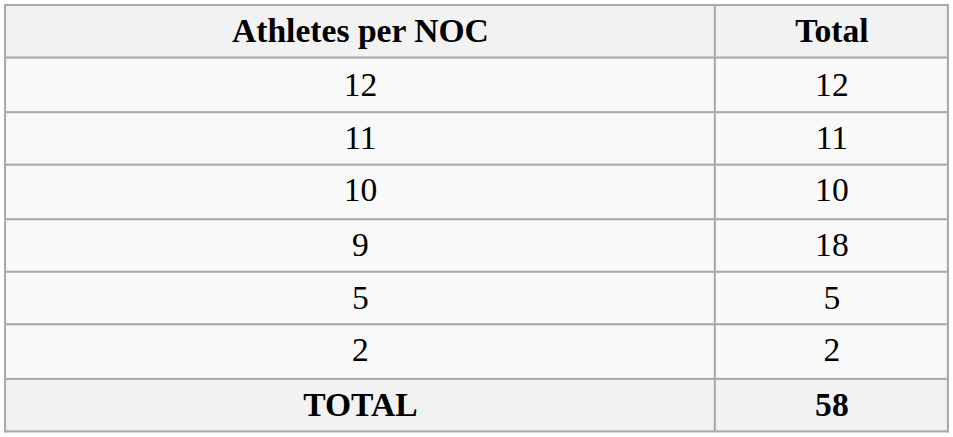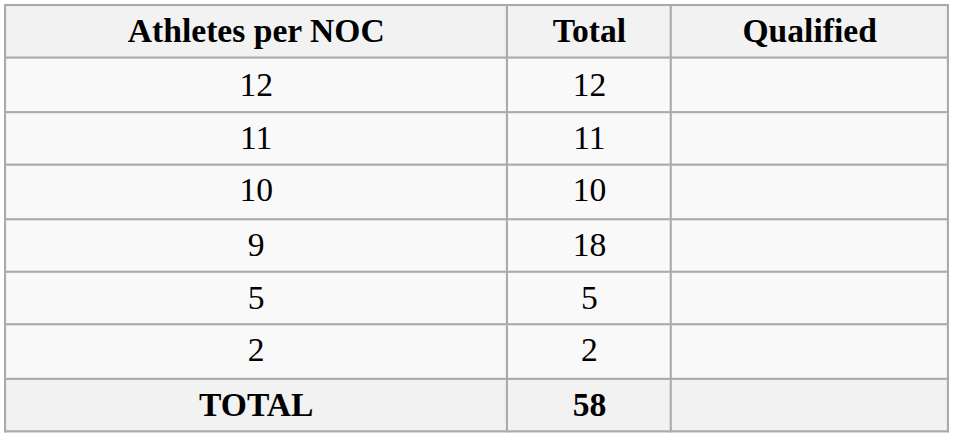+ column: (810, 31)
